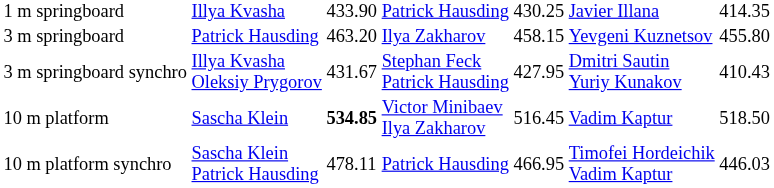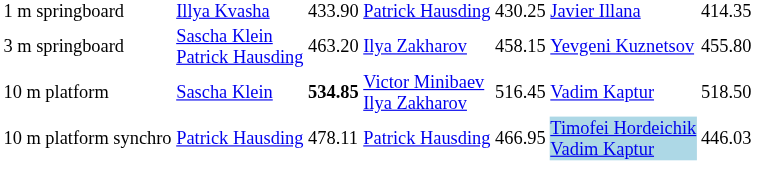(255, 36) Patrick Hausding -> (240, 46) Sascha Klein Patrick Hausding
- row: (95, 71)
(255, 163) Sascha Klein Patrick Hausding -> (240, 138) Patrick Hausding
(642, 163) no background -> (623, 138) lightblue background
